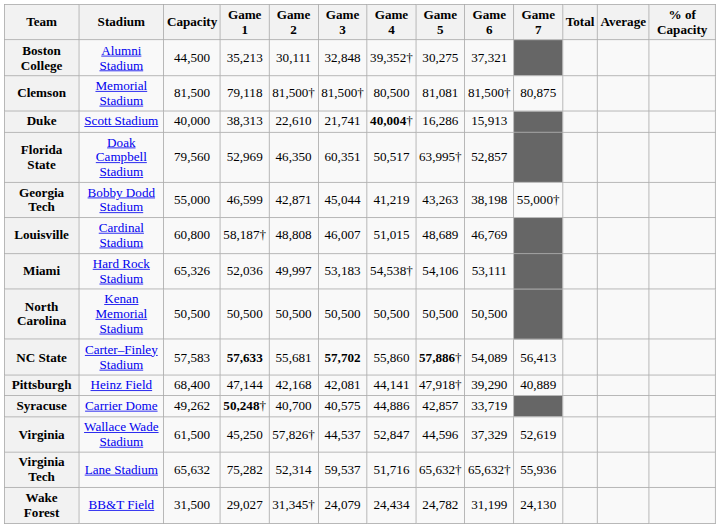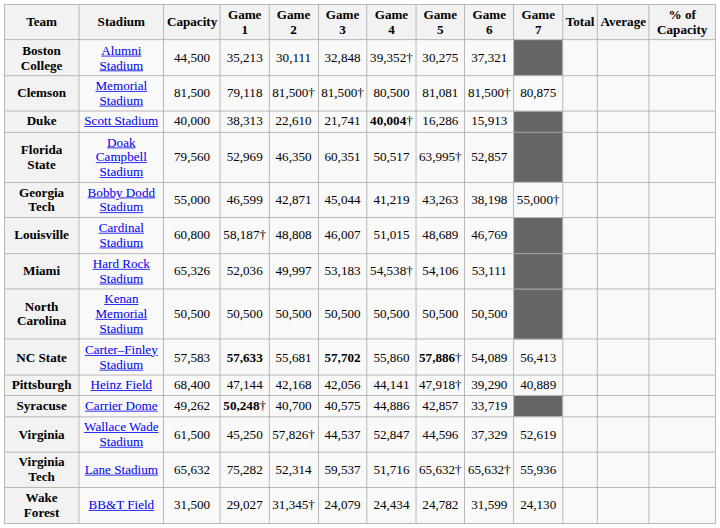(343, 385) 42,081 -> (343, 385) 42,056
(489, 505) 31,199 -> (489, 505) 31,599
